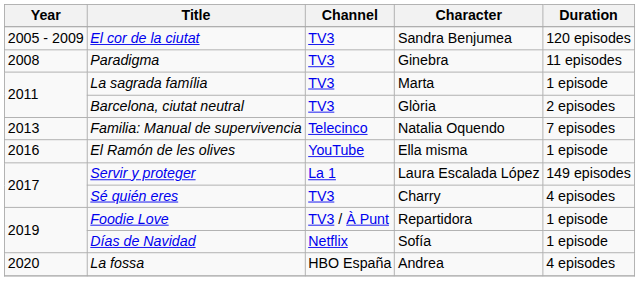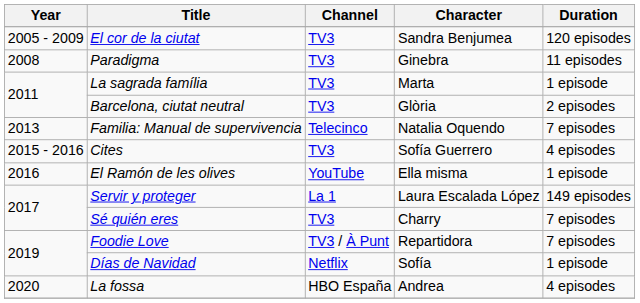+ row: (107, 151)
(581, 196) 4 episodes -> (581, 219) 7 episodes
(577, 219) 1 episode -> (581, 241) 7 episodes
